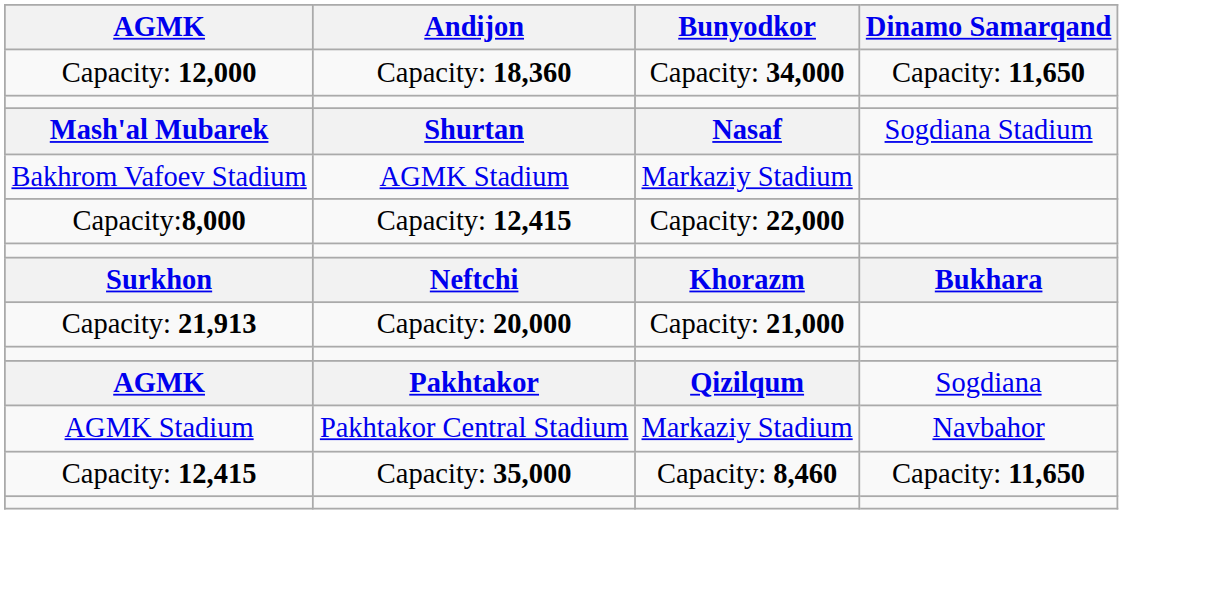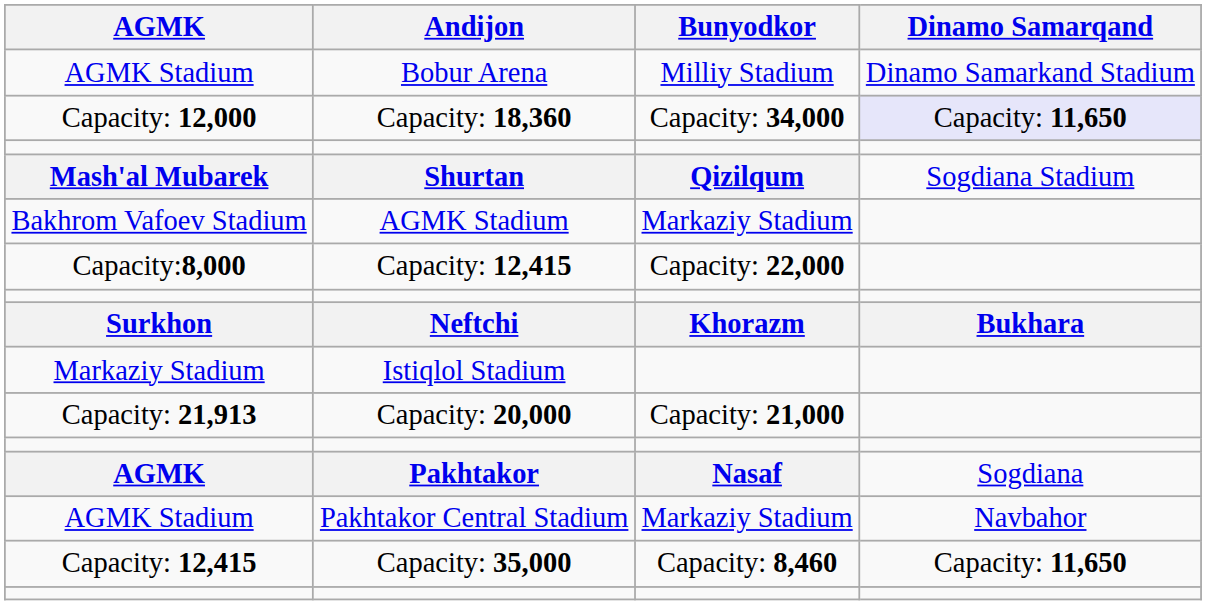+ row: (159, 72)
(989, 72) no background -> (1030, 117) lavender background
(747, 130) Nasaf -> (747, 175) Qizilqum
+ row: (159, 369)
(747, 382) Qizilqum -> (747, 472) Nasaf
